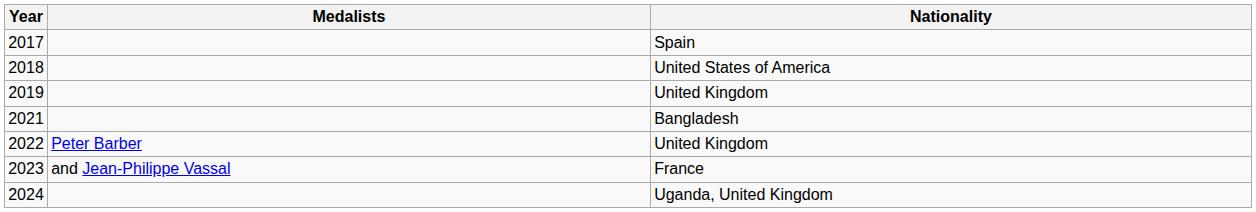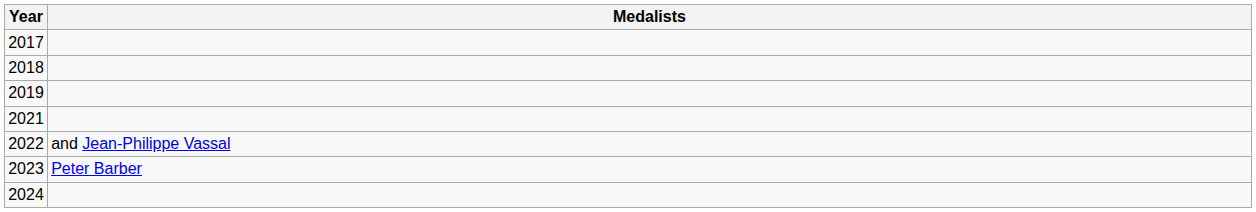- column: (951, 17)
(97, 144) Peter Barber -> (141, 144) and Jean-Philippe Vassal
(141, 169) and Jean-Philippe Vassal -> (97, 169) Peter Barber
